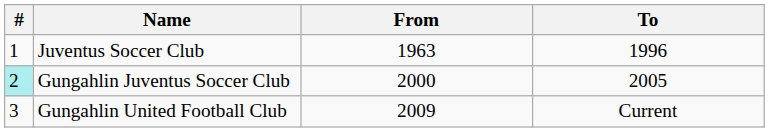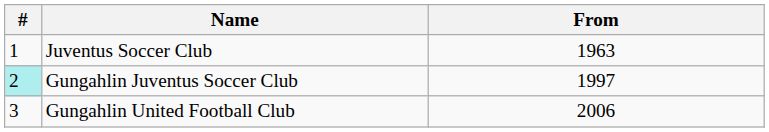- column: (648, 19)
(416, 80) 2000 -> (596, 80) 1997
(416, 111) 2009 -> (596, 111) 2006
